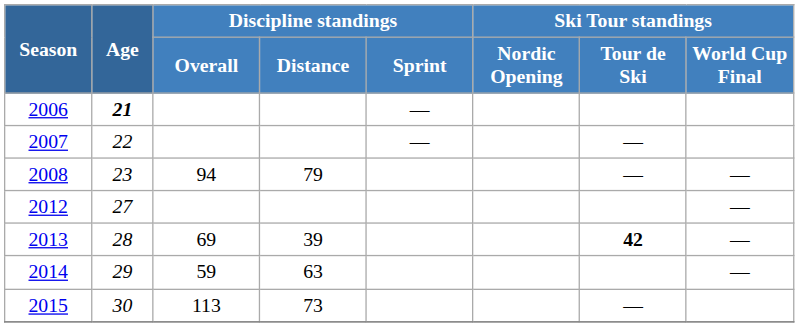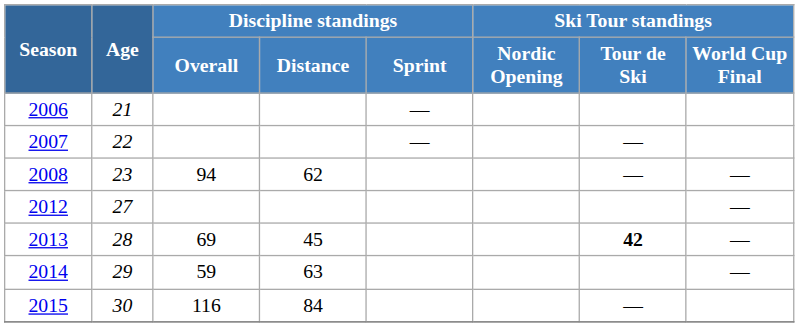(122, 109) bold -> (122, 109) normal
(313, 174) 79 -> (313, 174) 62
(313, 239) 39 -> (313, 239) 45
(206, 305) 113 -> (206, 305) 116
(313, 305) 73 -> (313, 305) 84
